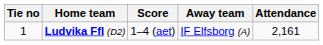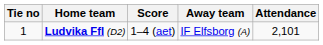(286, 31) 2,161 -> (286, 31) 2,101
